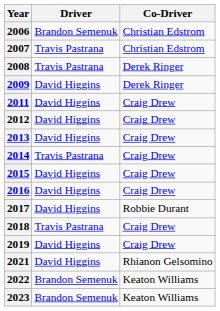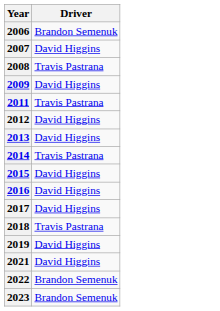- column: (168, 13)
(69, 48) Travis Pastrana -> (67, 48) David Higgins
(67, 102) David Higgins -> (69, 102) Travis Pastrana
